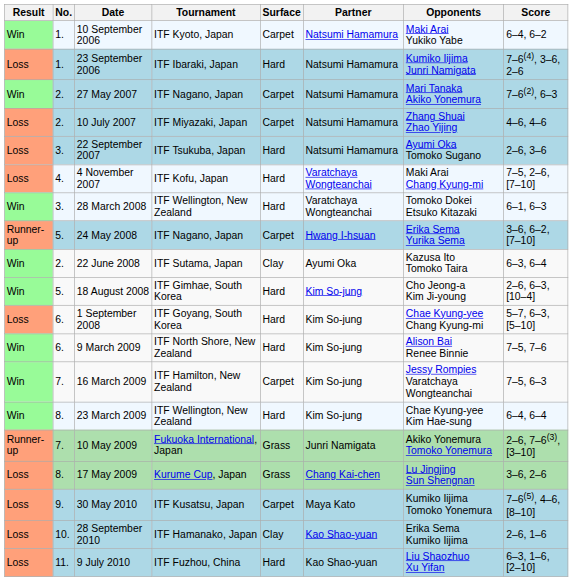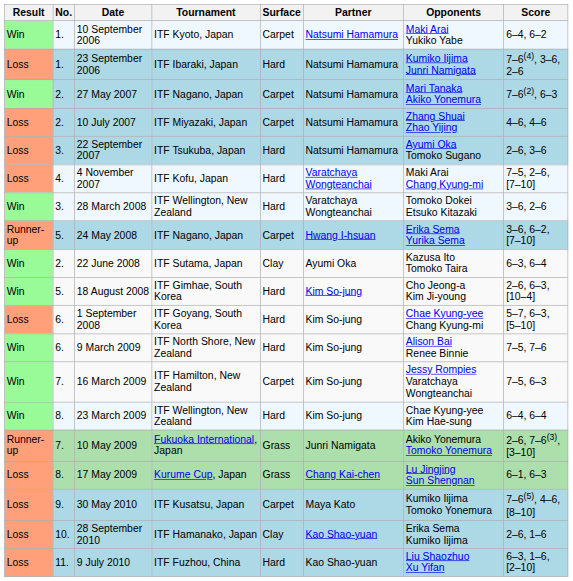(526, 207) 6–1, 6–3 -> (526, 207) 3–6, 2–6
(526, 475) 3–6, 2–6 -> (526, 475) 6–1, 6–3
